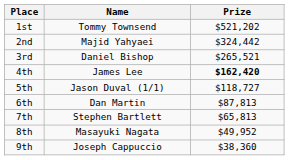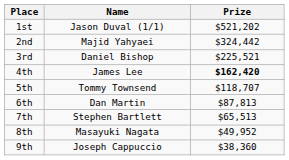(117, 27) Tommy Townsend -> (117, 27) Jason Duval (1/1)
(237, 57) $265,521 -> (237, 57) $225,521
(117, 87) Jason Duval (1/1) -> (117, 87) Tommy Townsend
(237, 87) $118,727 -> (237, 87) $118,707
(237, 117) $65,813 -> (237, 117) $65,513
